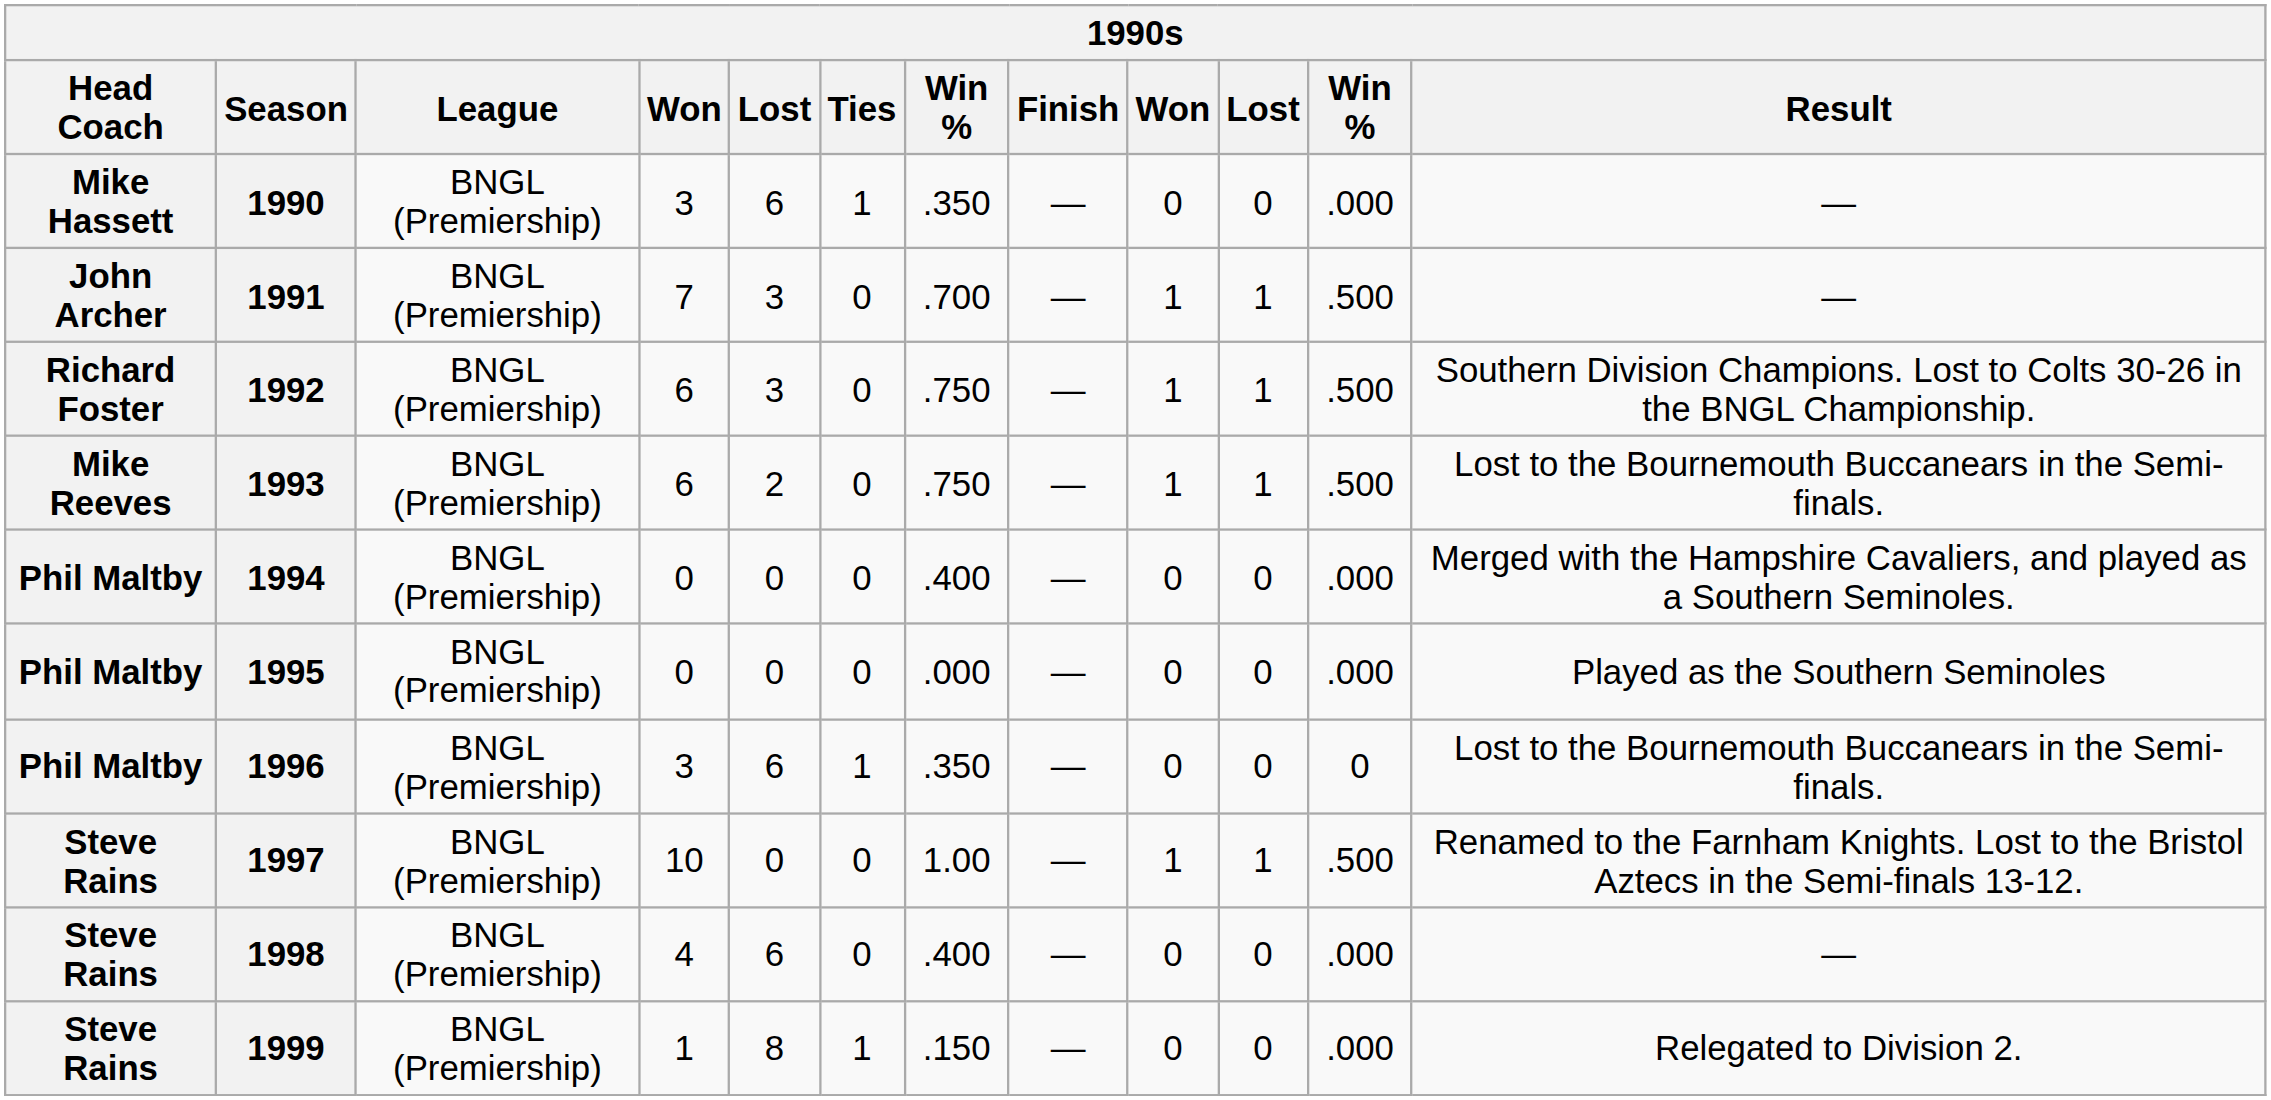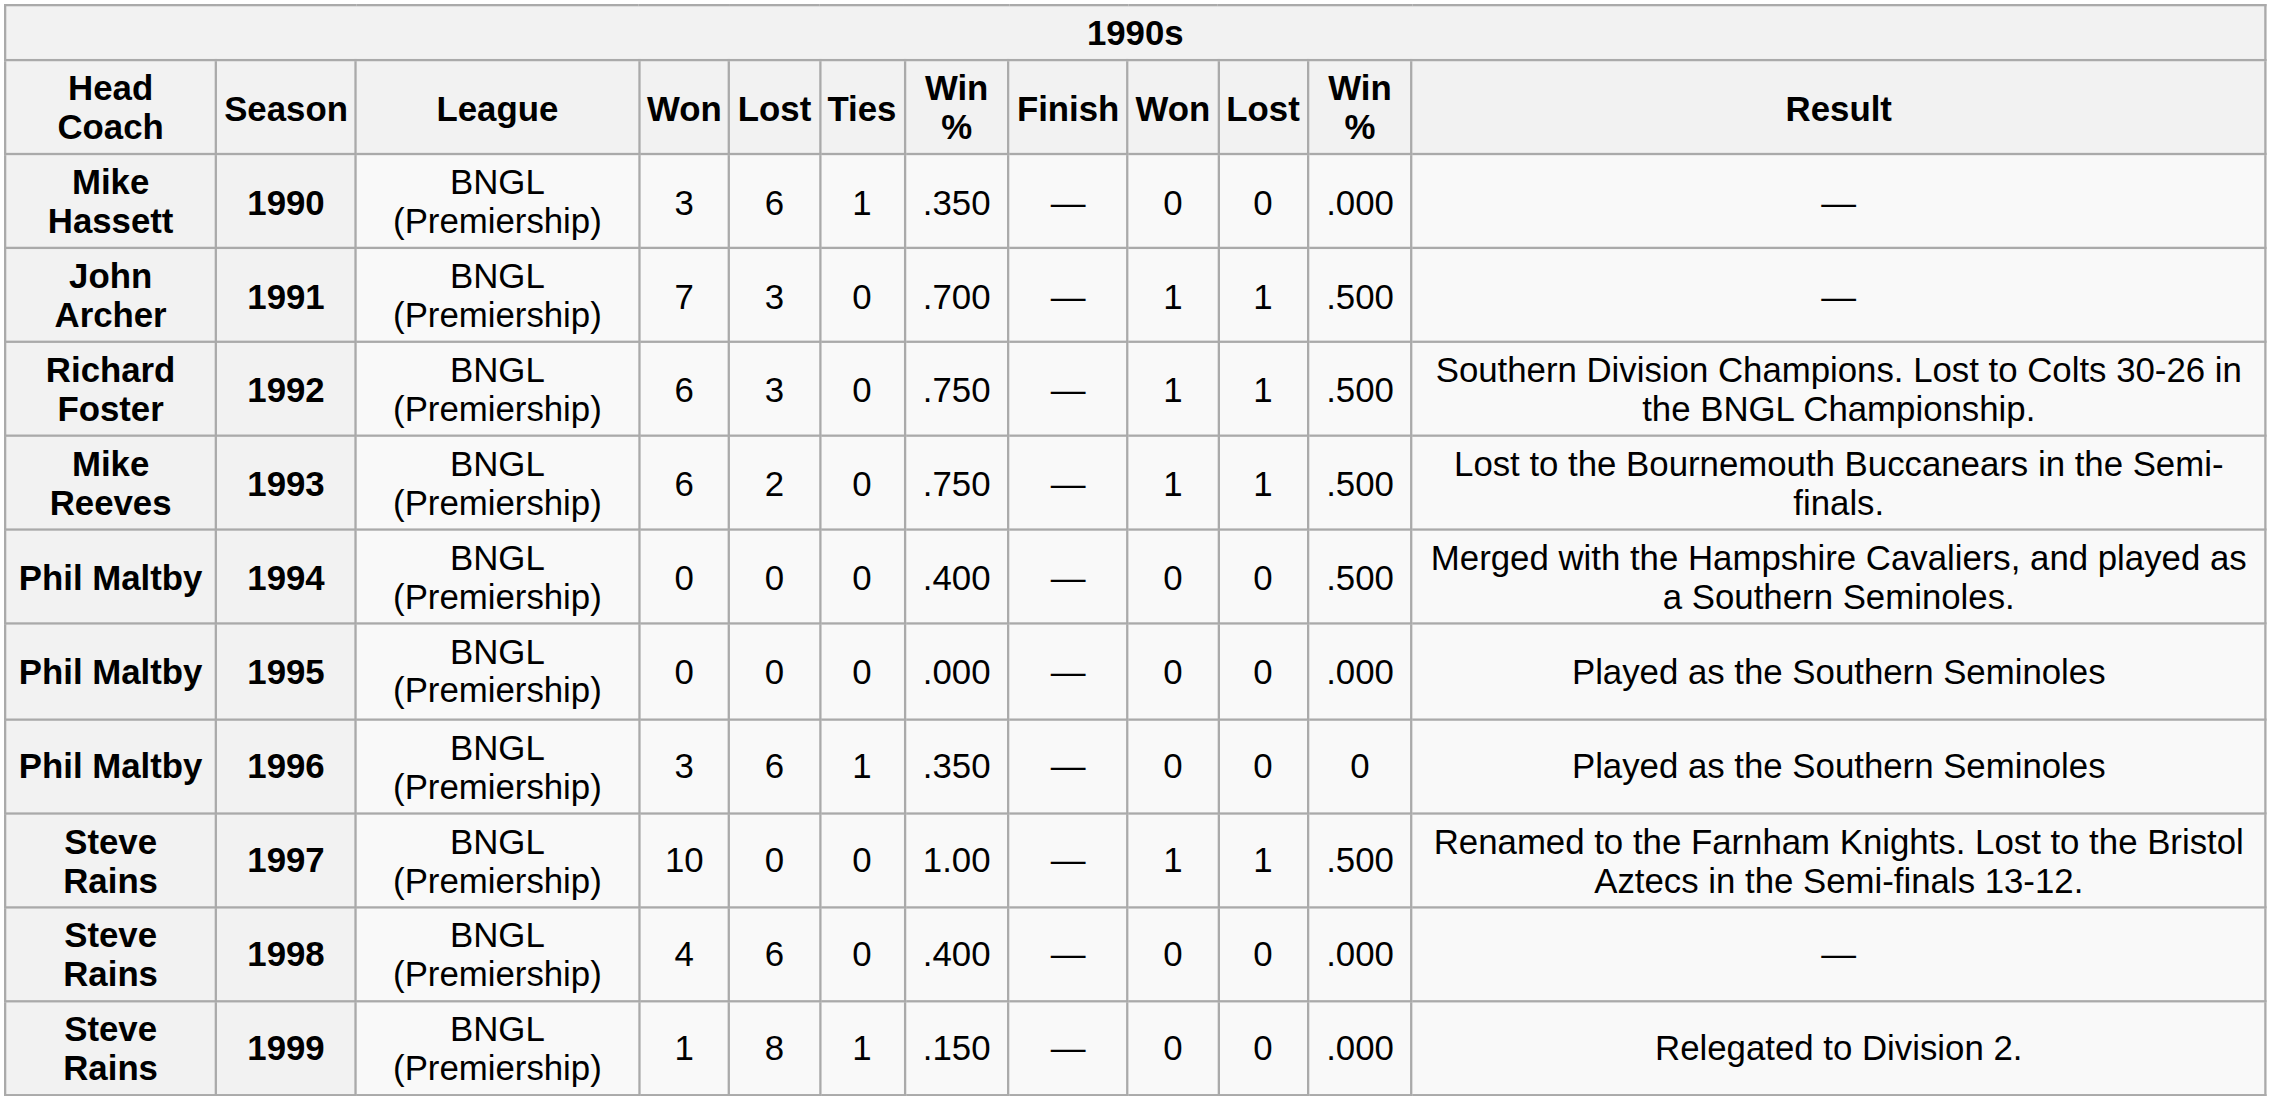(1360, 578) .000 -> (1360, 578) .500
(1839, 766) Lost to the Bournemouth Buccanears in the Semi-finals. -> (1839, 766) Played as the Southern Seminoles
